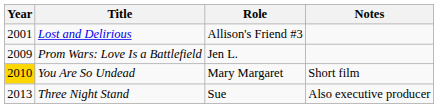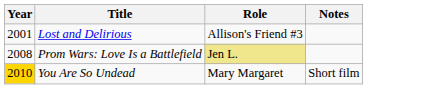(20, 53) 2009 -> (20, 53) 2008
(223, 53) no background -> (223, 53) khaki background
- row: (84, 93)
